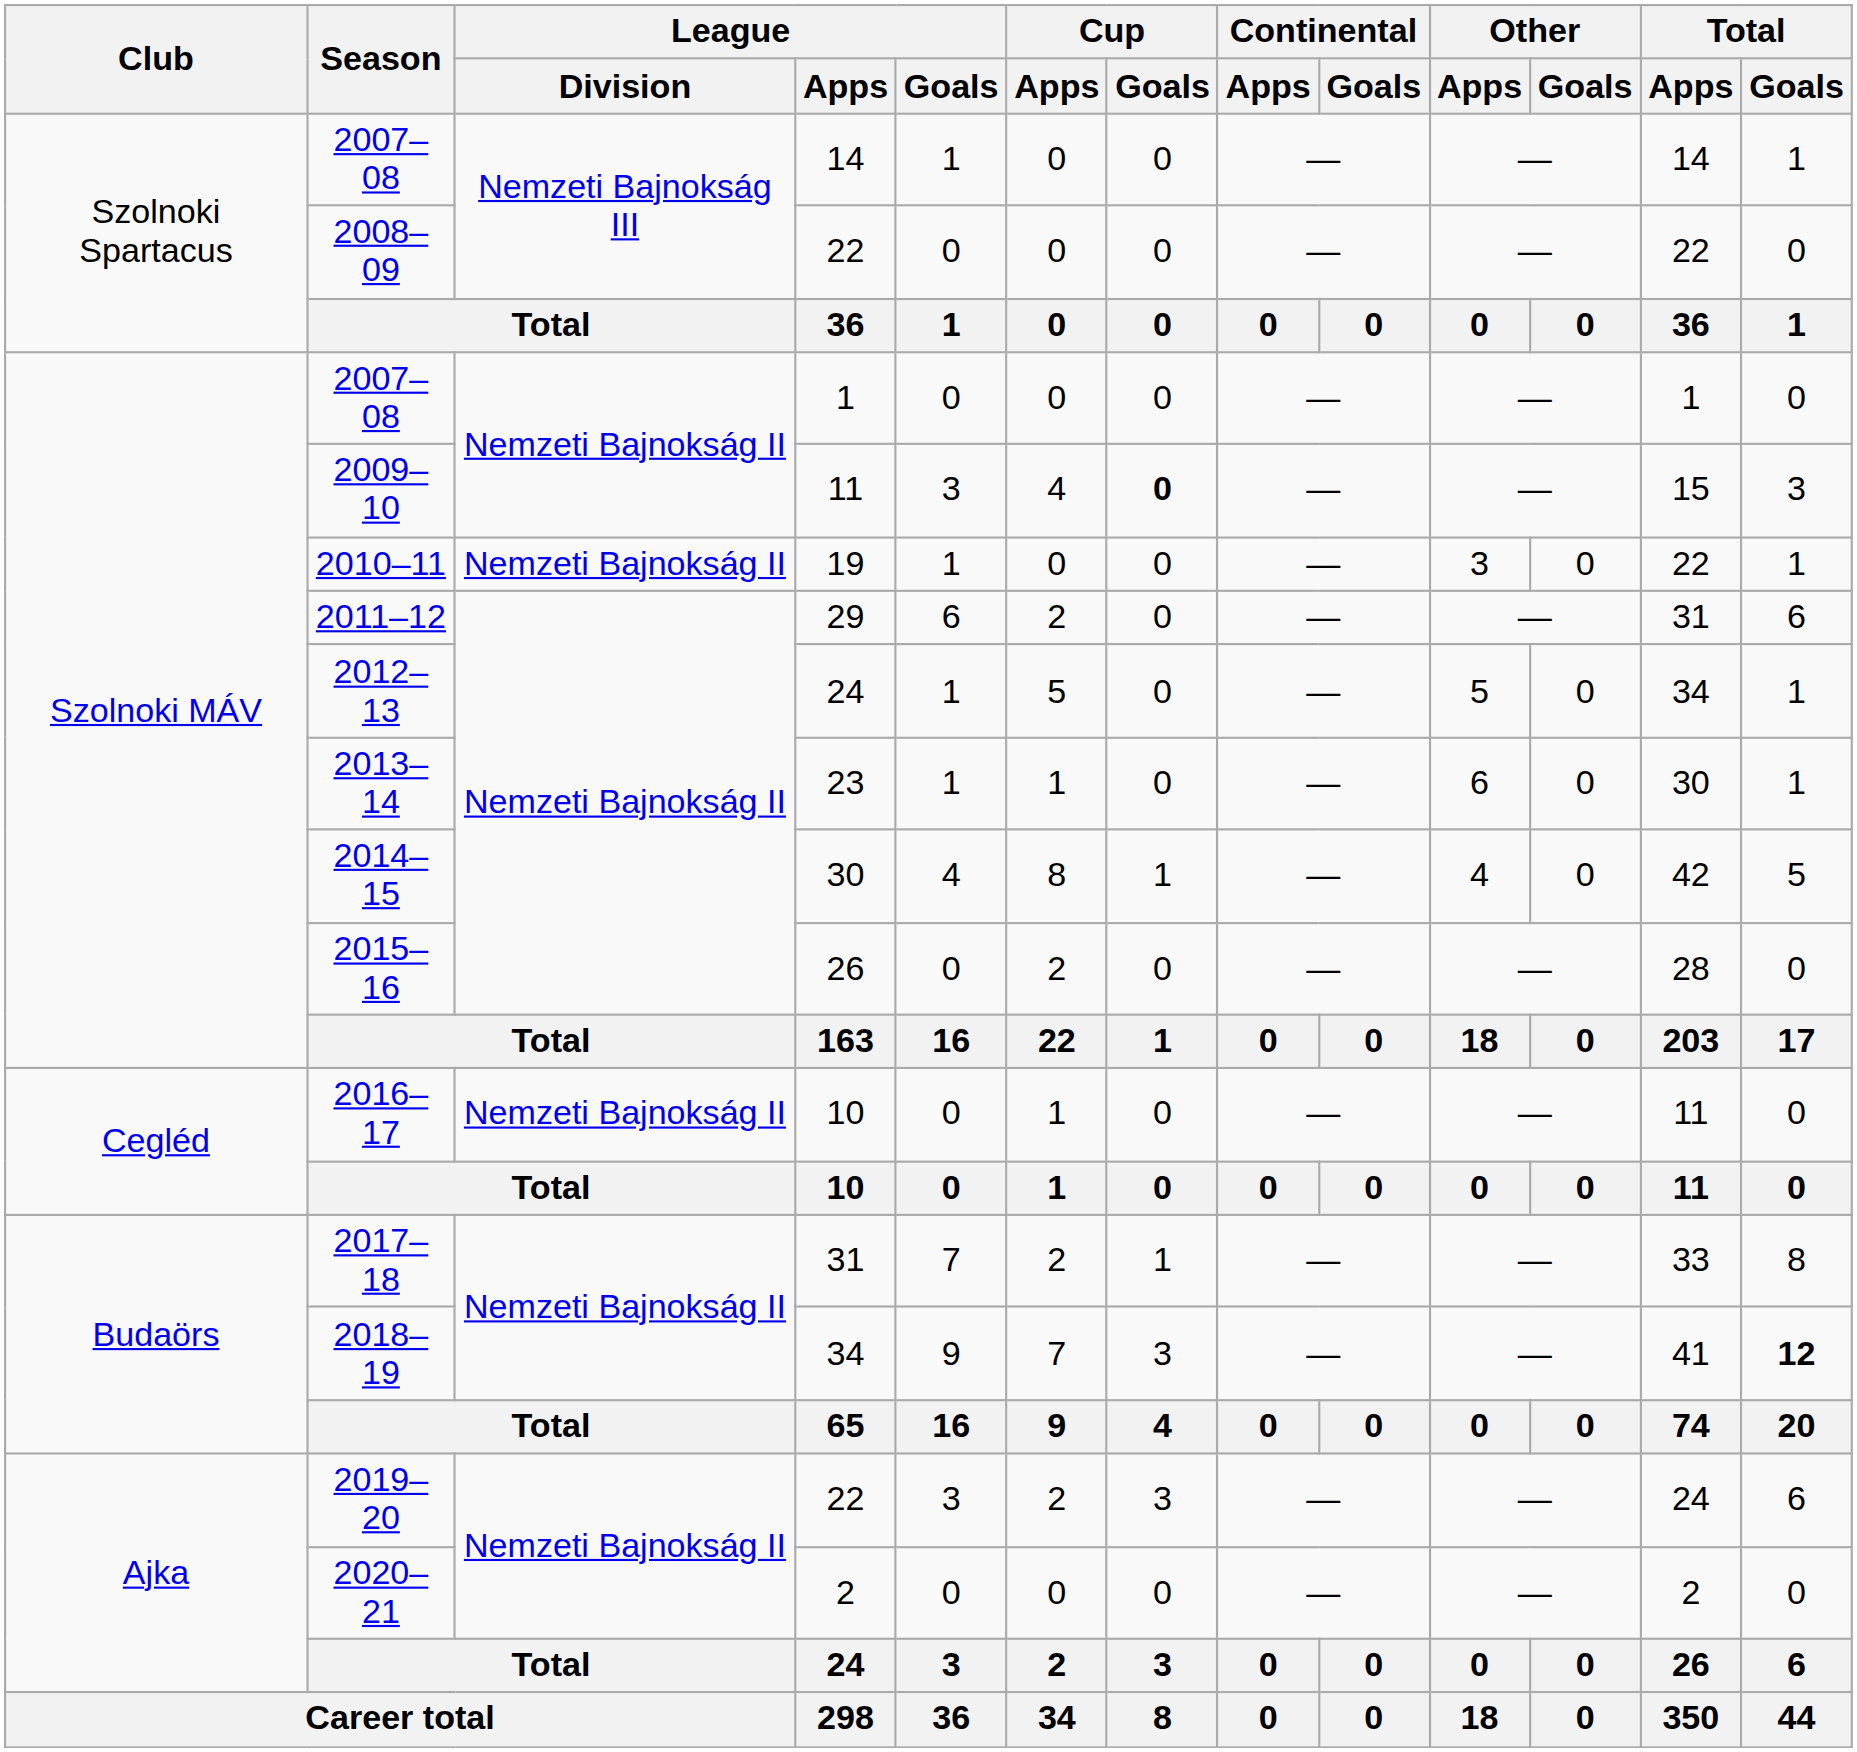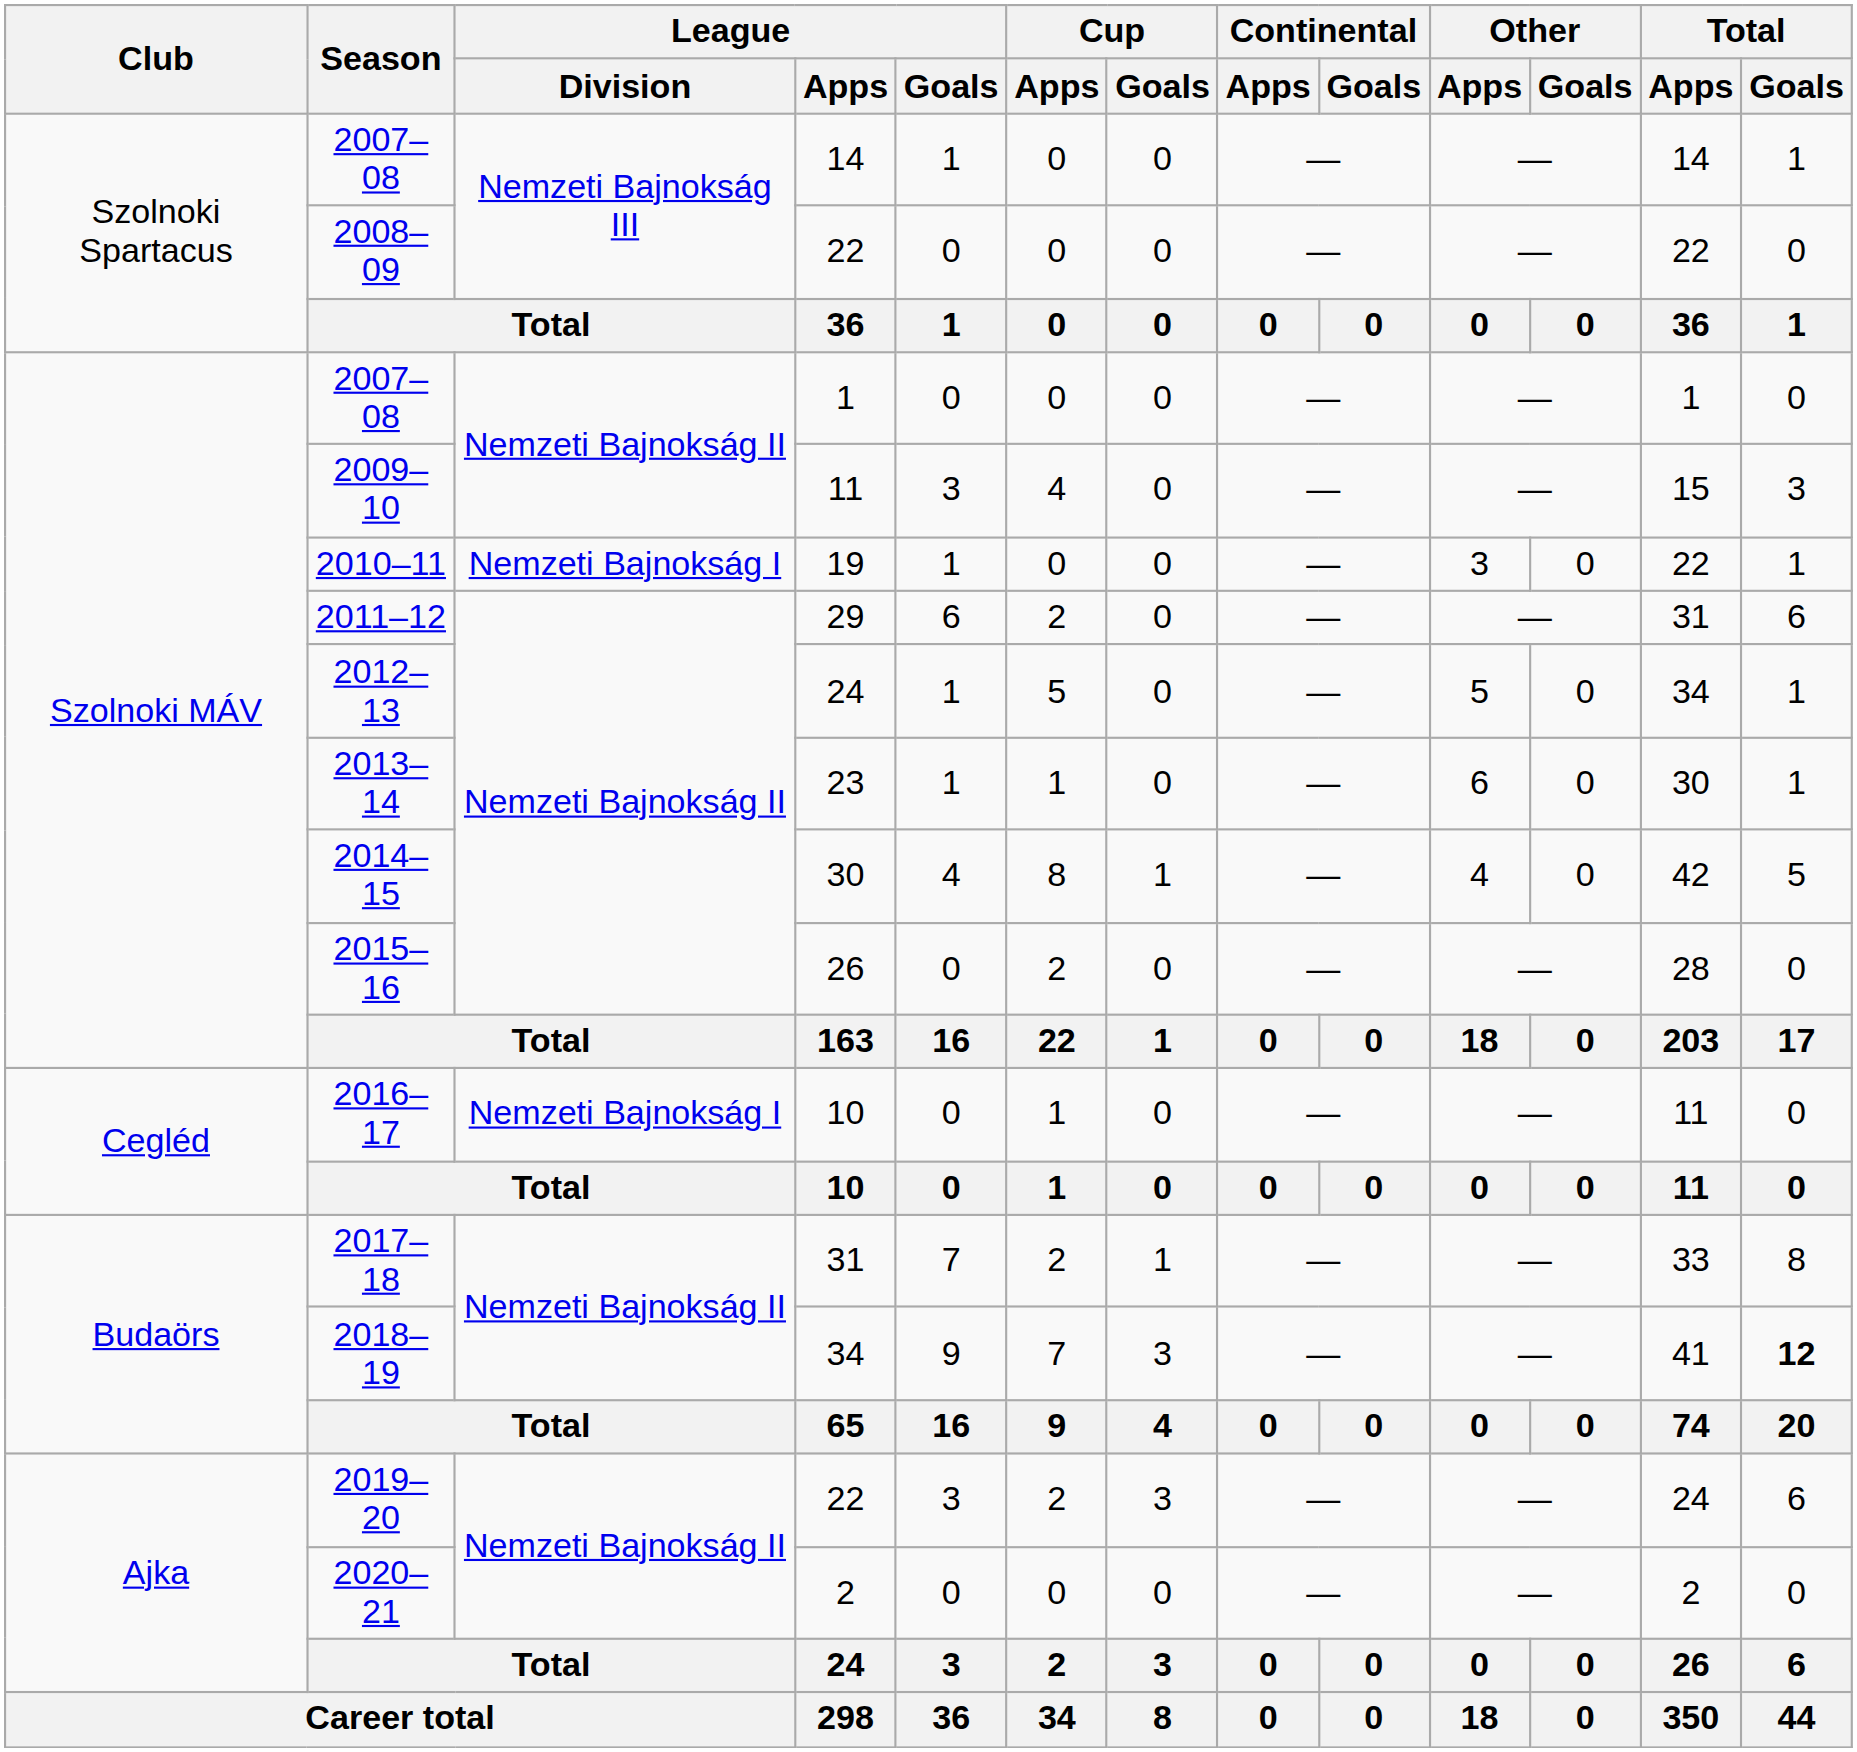(1163, 490) bold -> (1163, 490) normal
(625, 563) Nemzeti Bajnokság II -> (625, 563) Nemzeti Bajnokság I
(625, 1114) Nemzeti Bajnokság II -> (625, 1114) Nemzeti Bajnokság I
